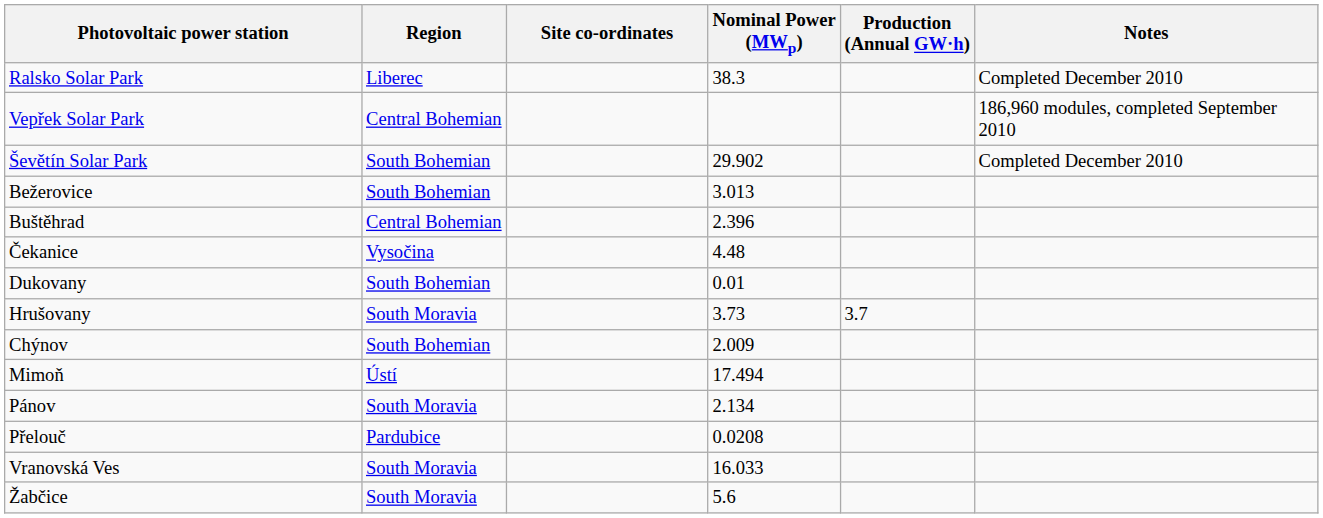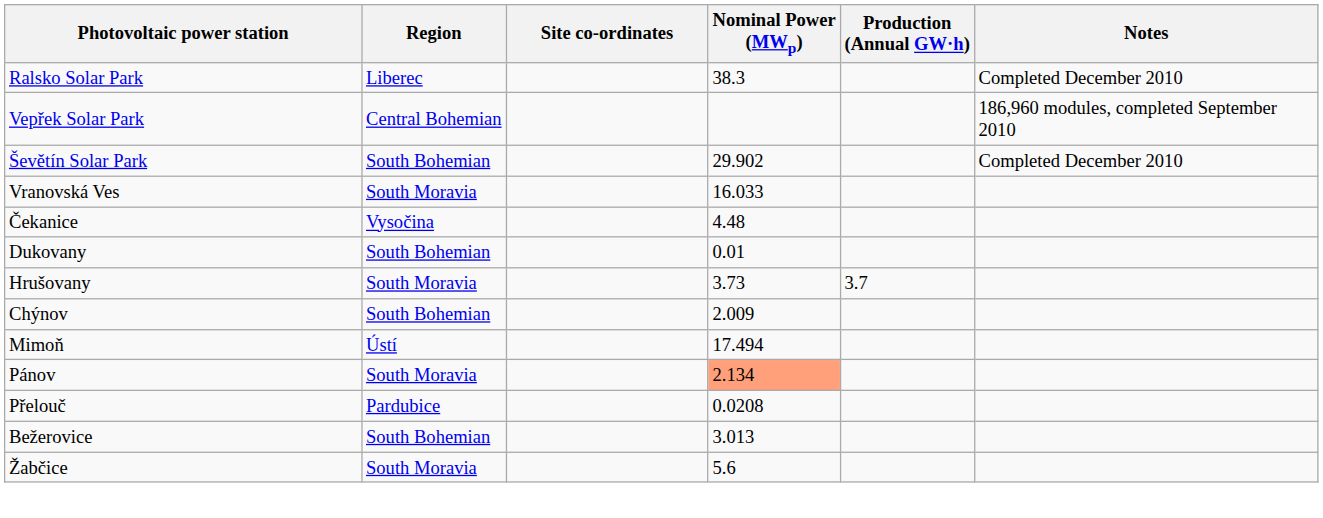rows swapped: (51, 191) <-> (64, 467)
- row: (47, 222)
(733, 406) no background -> (733, 375) lightsalmon background
